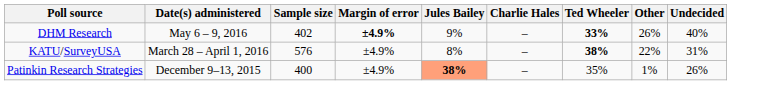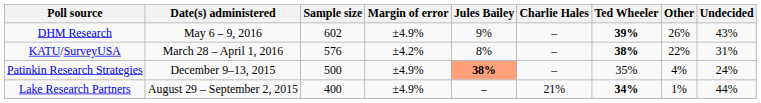(303, 32) 402 -> (333, 32) 602
(378, 32) bold -> (408, 32) normal
(597, 32) 33% -> (626, 32) 39%
(697, 32) 40% -> (727, 32) 43%
(378, 51) ±4.9% -> (408, 51) ±4.2%
(303, 70) 400 -> (333, 70) 500
(649, 70) 1% -> (679, 70) 4%
(697, 70) 26% -> (727, 70) 24%
+ row: (75, 88)
